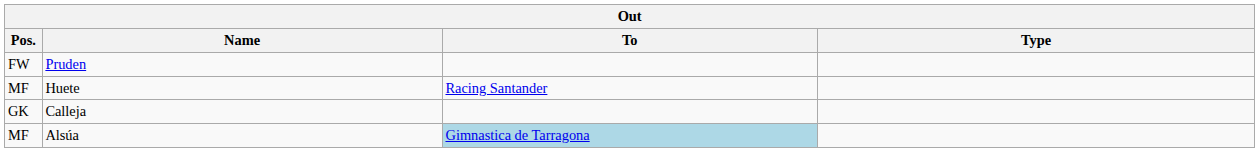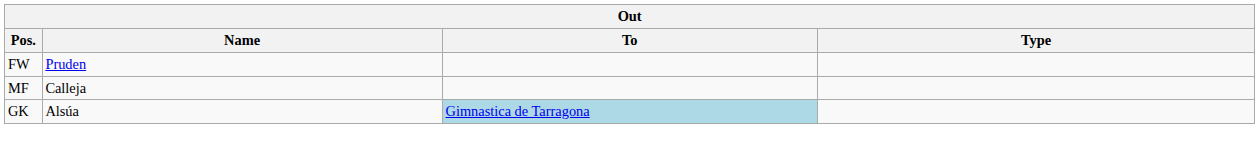- row: (63, 88)
(18, 111) GK -> (18, 88) MF
(18, 135) MF -> (18, 111) GK
